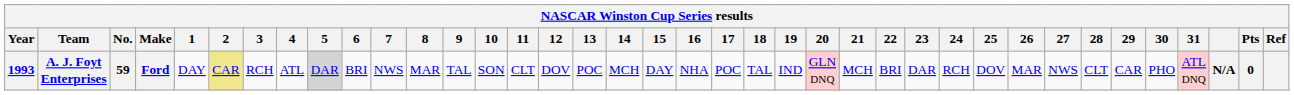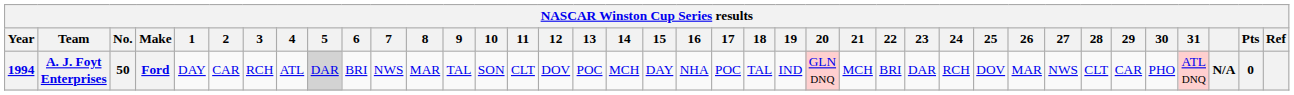(21, 70) 1993 -> (21, 70) 1994
(123, 70) 59 -> (123, 70) 50
(226, 70) khaki background -> (226, 70) no background
